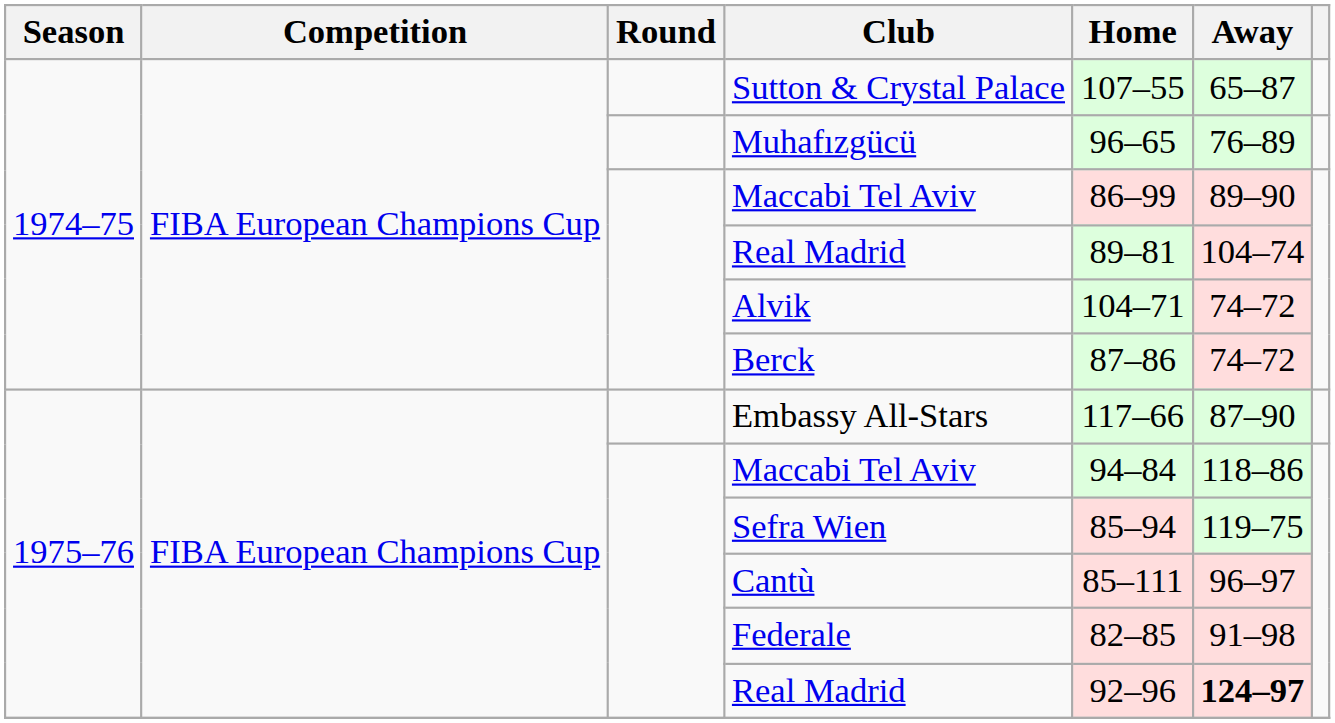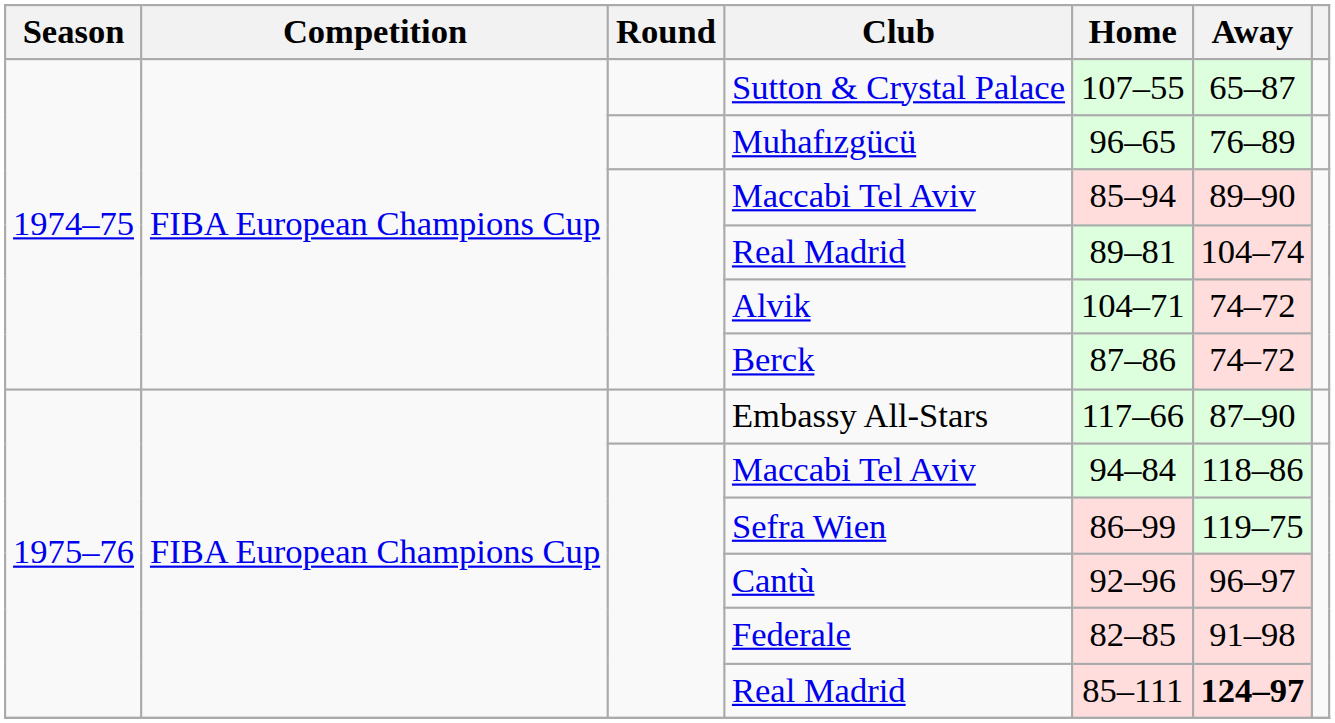(1133, 196) 86–99 -> (1133, 196) 85–94
(1133, 525) 85–94 -> (1133, 525) 86–99
(1133, 580) 85–111 -> (1133, 580) 92–96
(1133, 689) 92–96 -> (1133, 689) 85–111
